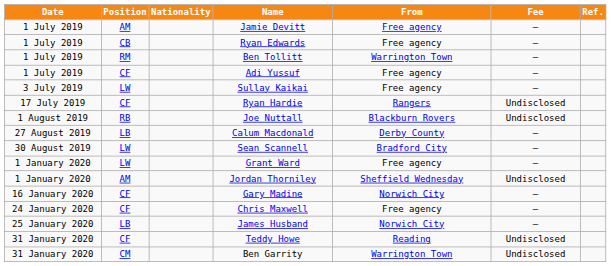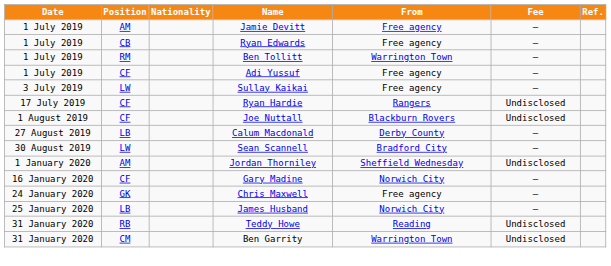(125, 118) RB -> (125, 118) CF
- row: (273, 163)
(125, 208) CF -> (125, 193) GK
(125, 239) CF -> (125, 224) RB
